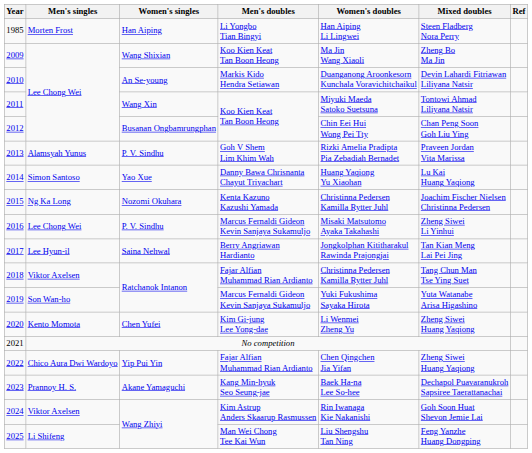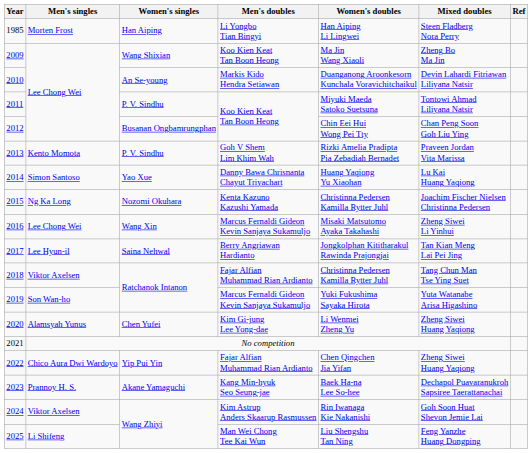(139, 104) Wang Xin -> (143, 104) P. V. Sindhu
(57, 153) Alamsyah Yunus -> (54, 153) Kento Momota
(143, 226) P. V. Sindhu -> (139, 226) Wang Xin
(54, 324) Kento Momota -> (57, 324) Alamsyah Yunus
